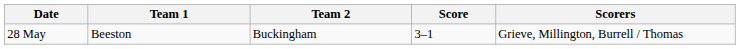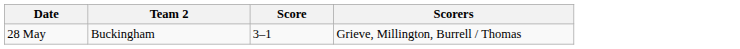- column: (169, 14)
